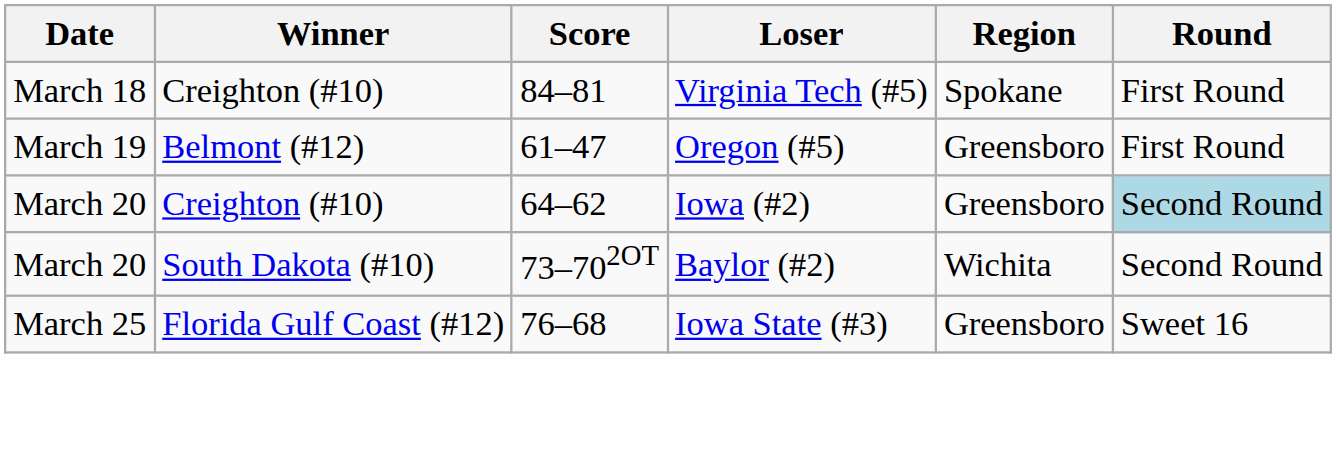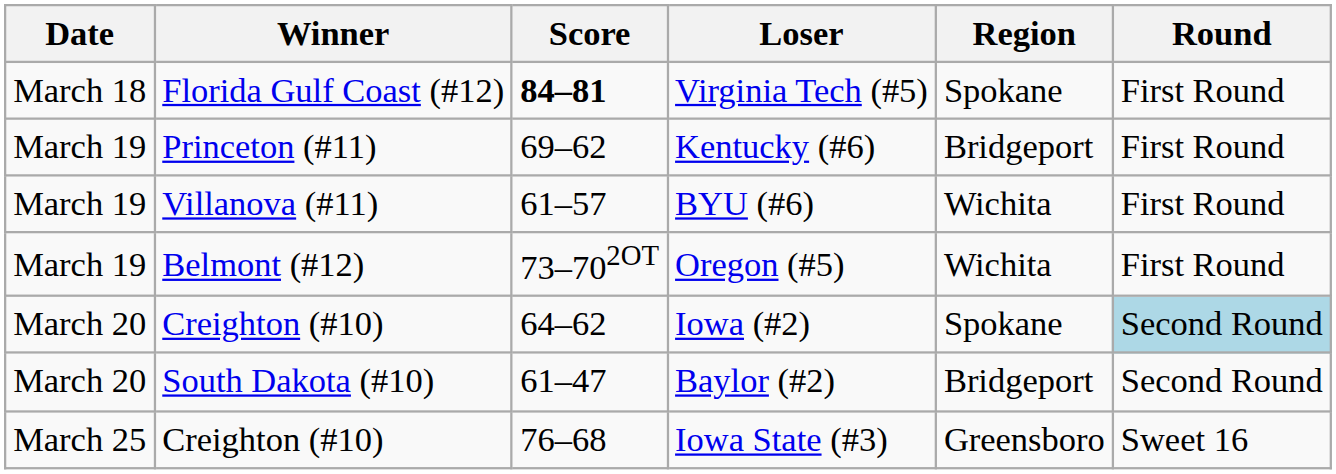(273, 90) Creighton (#10) -> (333, 90) Florida Gulf Coast (#12)
(563, 90) normal -> (563, 90) bold
+ row: (775, 146)
+ row: (745, 203)
(563, 146) 61–47 -> (590, 264) 73–702OT
(1024, 146) Greensboro -> (998, 264) Wichita
(1024, 203) Greensboro -> (1003, 324) Spokane
(590, 264) 73–702OT -> (563, 381) 61–47
(998, 264) Wichita -> (1019, 381) Bridgeport
(333, 324) Florida Gulf Coast (#12) -> (273, 438) Creighton (#10)
